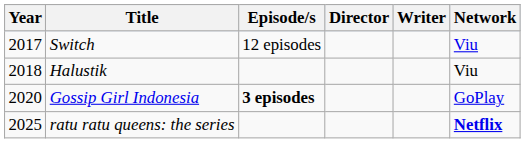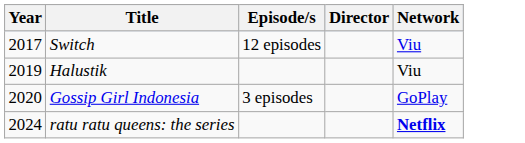- column: (422, 17)
(25, 71) 2018 -> (25, 71) 2019
(278, 97) bold -> (278, 97) normal
(25, 124) 2025 -> (25, 124) 2024
